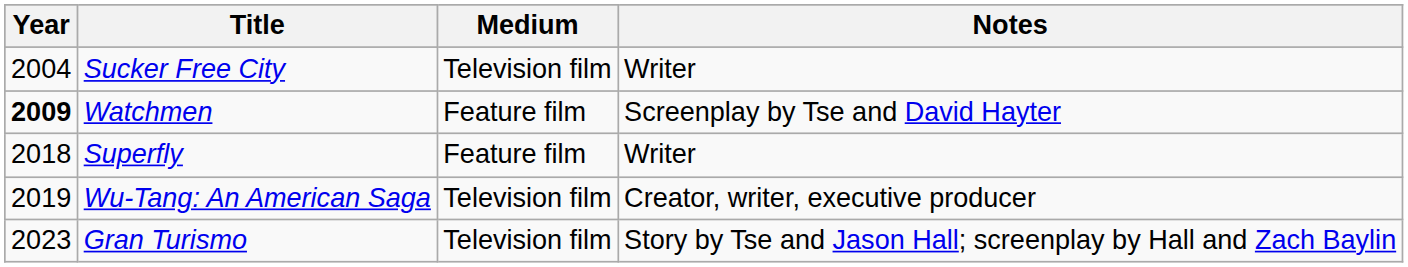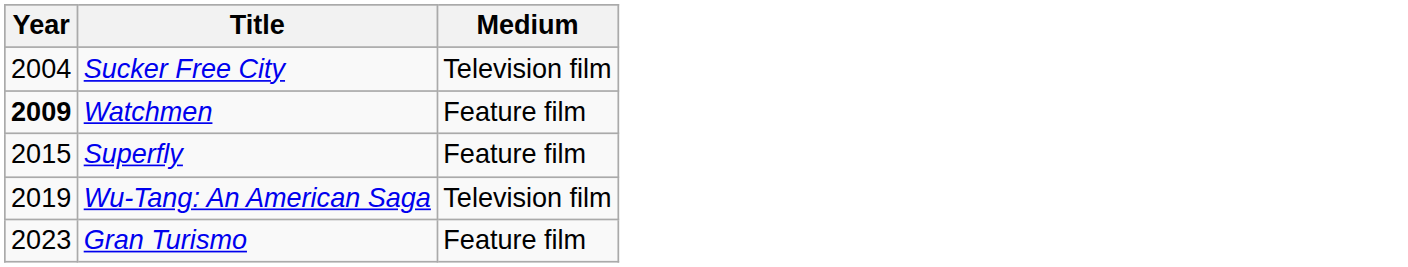- column: (1010, 25)
(41, 154) 2018 -> (41, 154) 2015
(528, 240) Television film -> (515, 240) Feature film
